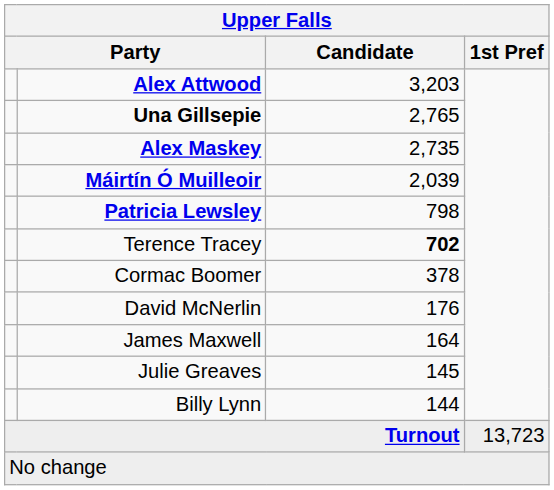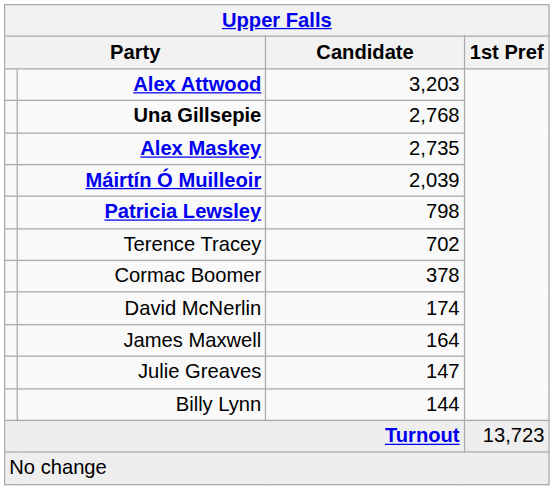(434, 116) 2,765 -> (434, 116) 2,768
(443, 244) bold -> (443, 244) normal
(443, 308) 176 -> (443, 308) 174
(443, 372) 145 -> (443, 372) 147
